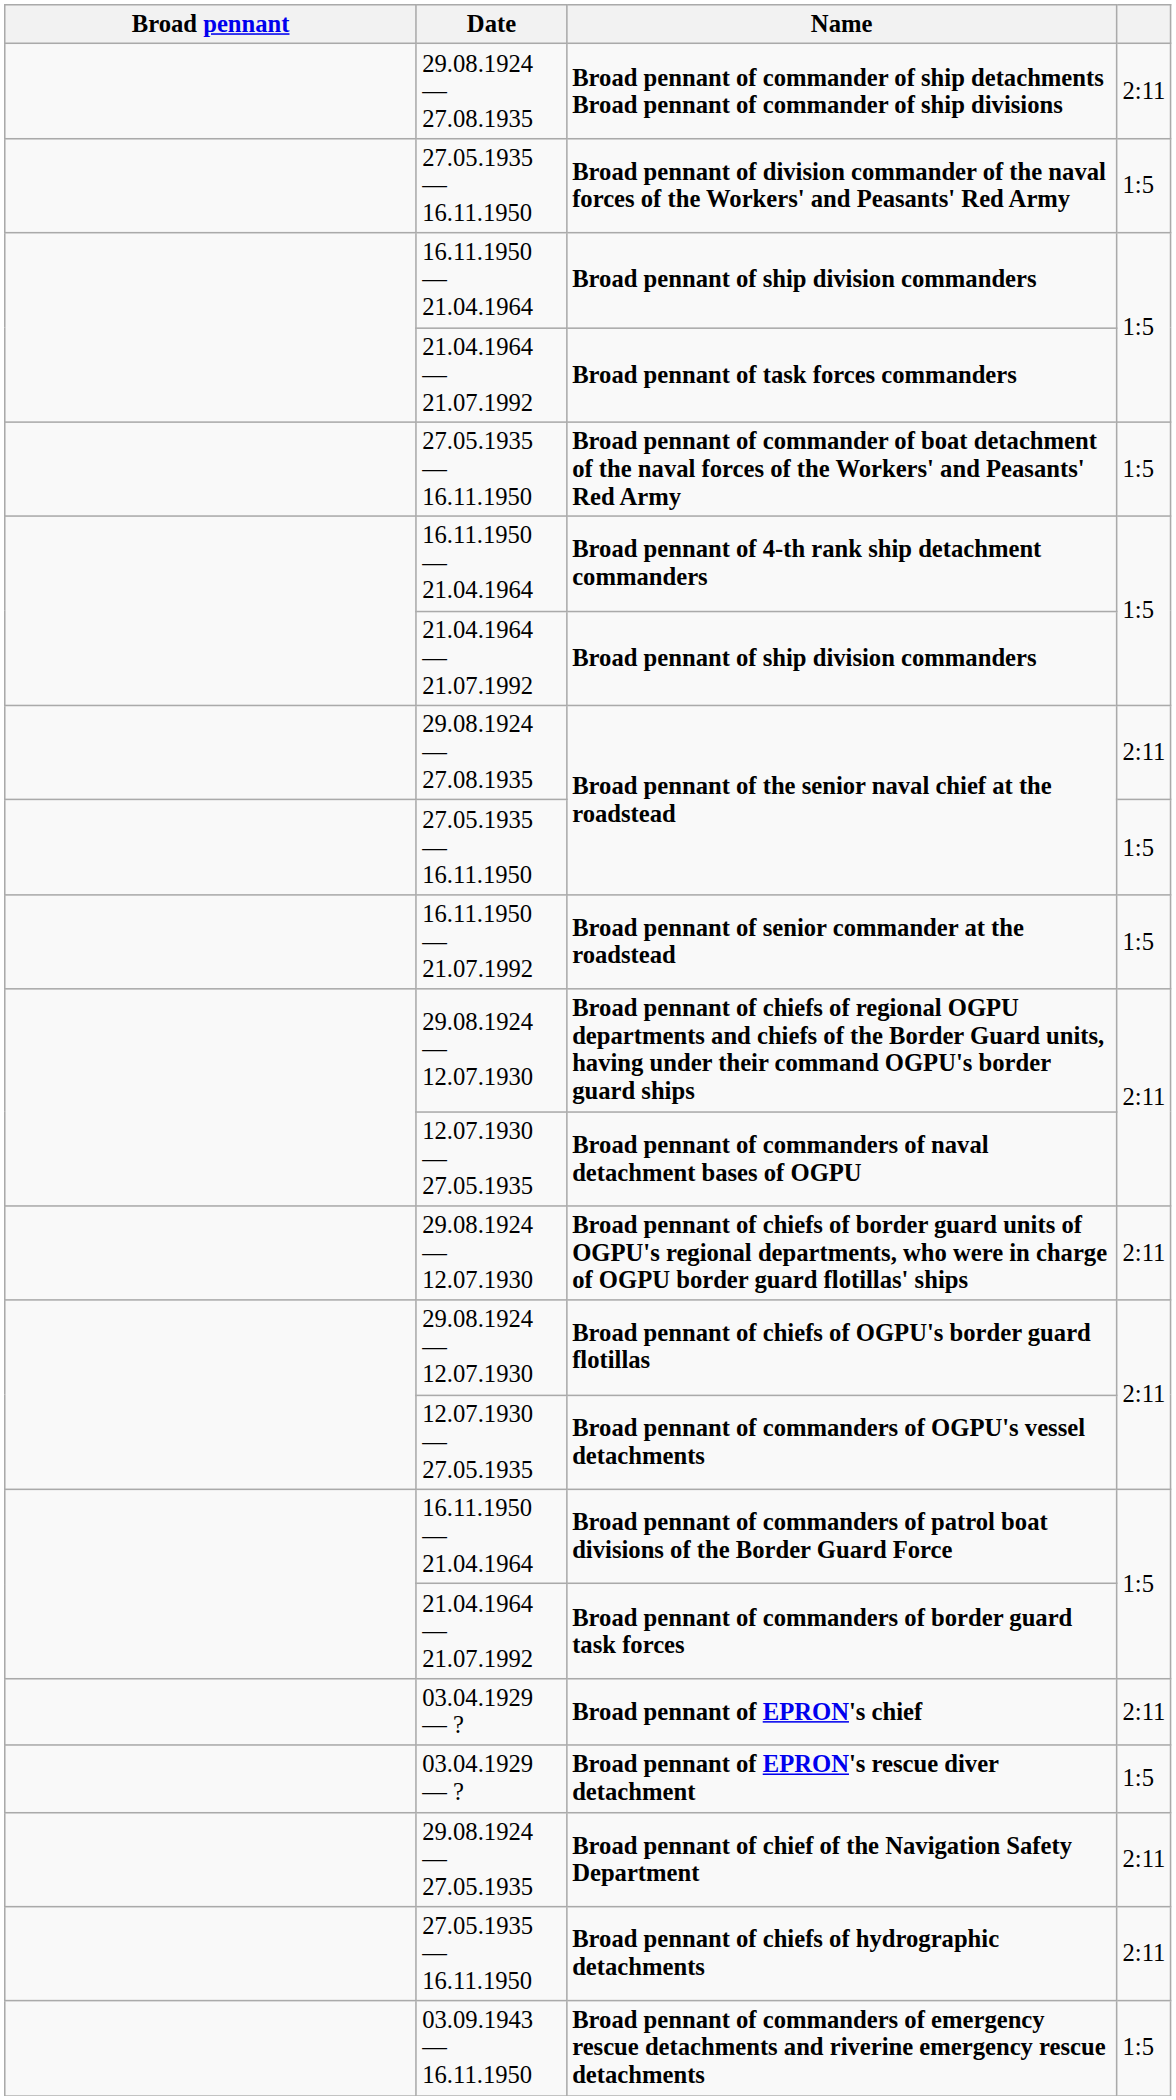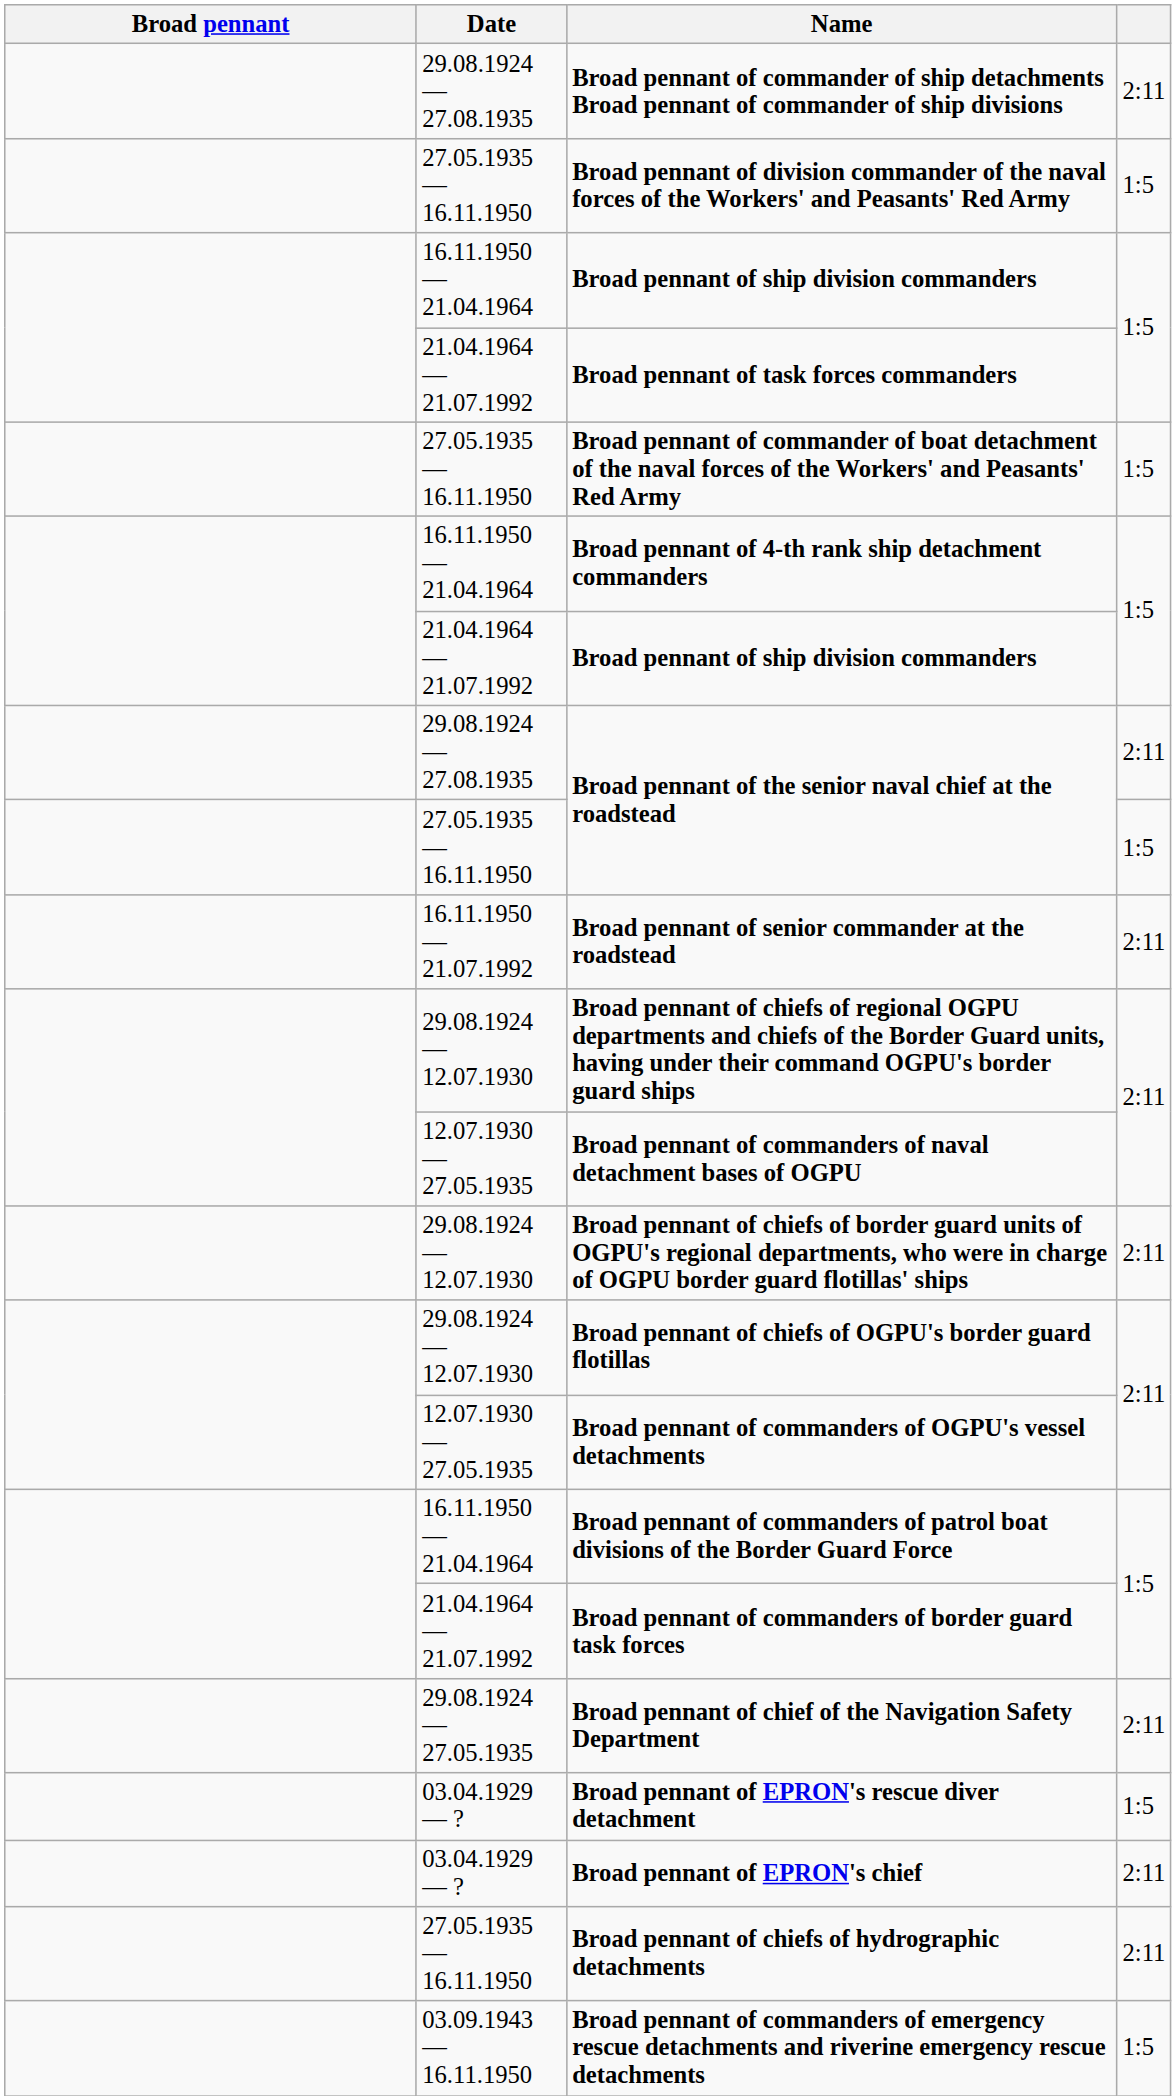(1138, 941) 1:5 -> (1144, 941) 2:11
rows swapped: (478, 1858) <-> (478, 1711)
